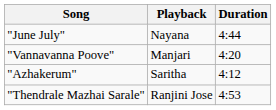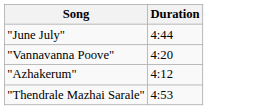- column: (182, 14)
